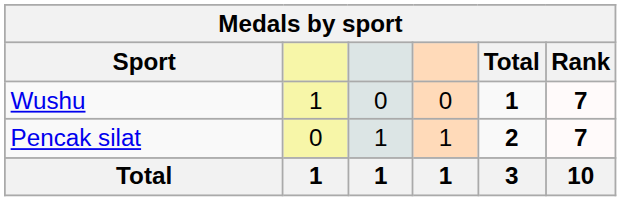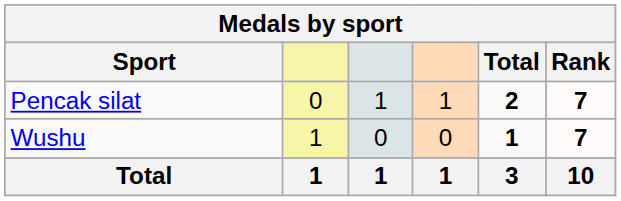rows swapped: (48, 100) <-> (76, 138)
